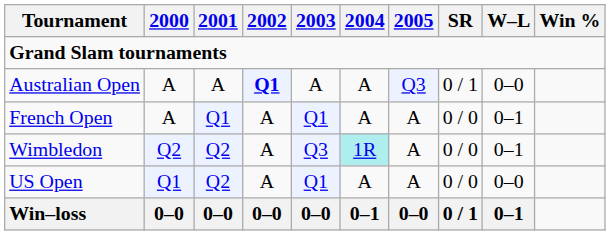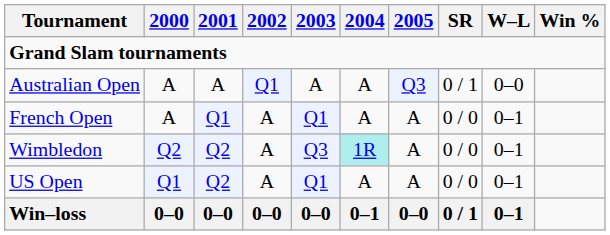(267, 84) bold -> (267, 84) normal
(509, 181) 0–0 -> (509, 181) 0–1
